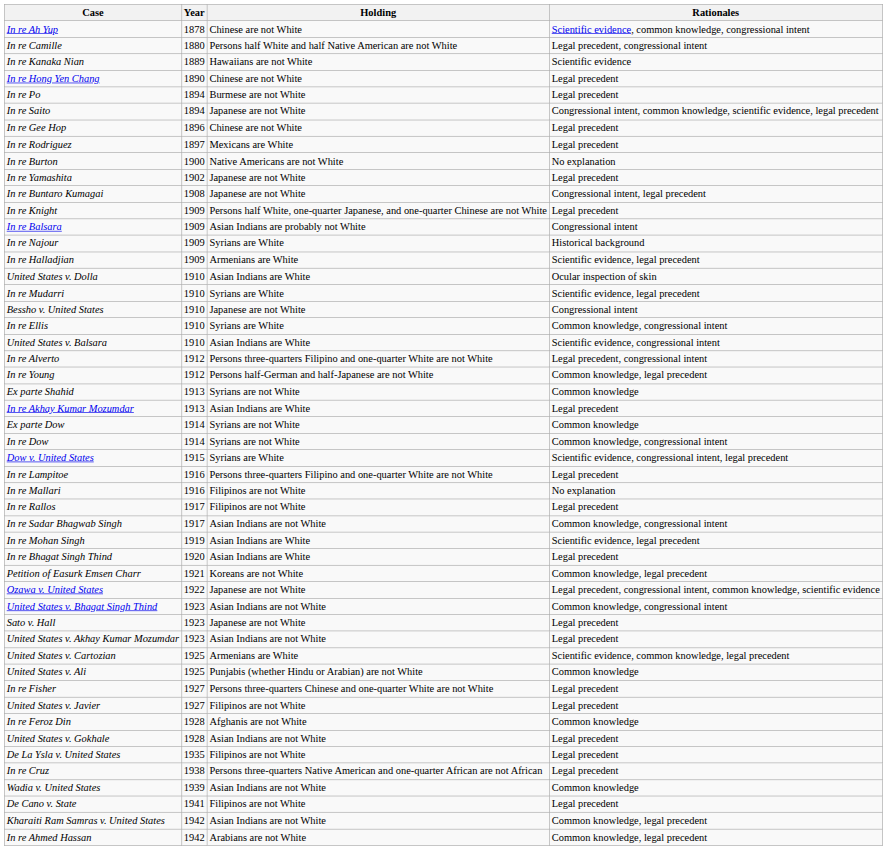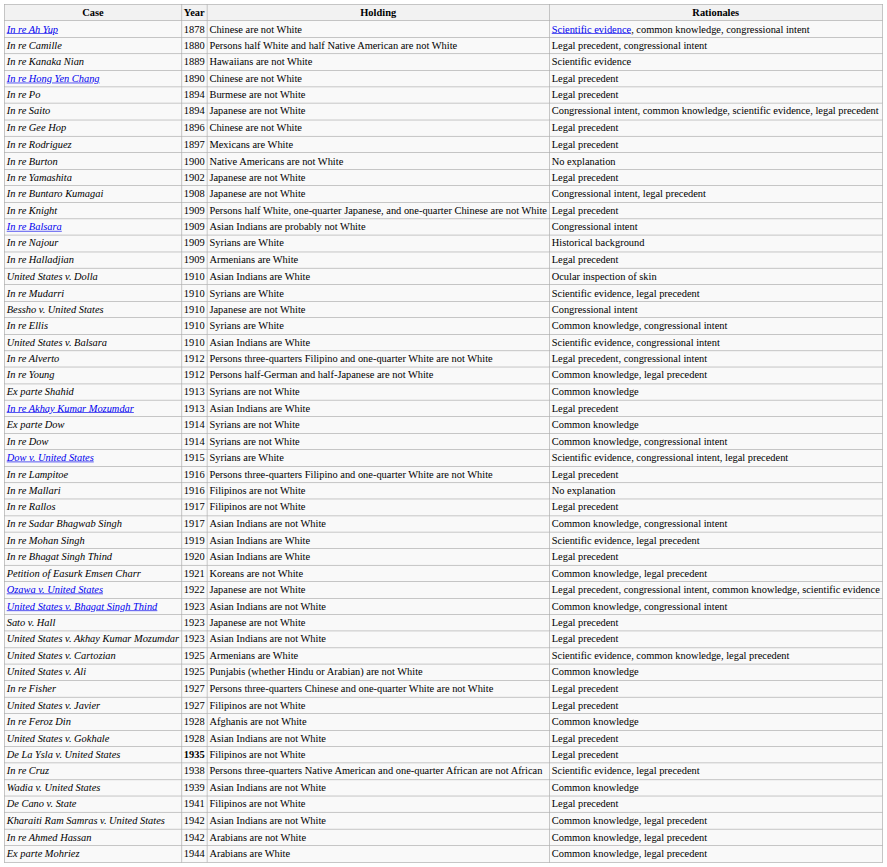(626, 260) Scientific evidence, legal precedent -> (585, 260) Legal precedent
(194, 754) normal -> (194, 754) bold
(585, 771) Legal precedent -> (626, 771) Scientific evidence, legal precedent
+ row: (43, 853)
